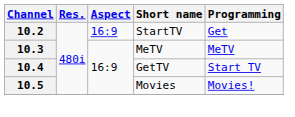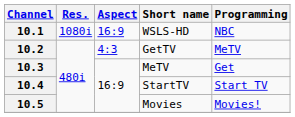+ row: (30, 31)
(104, 31) 16:9 -> (107, 49) 4:3
(159, 31) StartTV -> (159, 49) GetTV
(218, 31) Get -> (228, 49) MeTV
(221, 49) MeTV -> (224, 67) Get
(153, 67) GetTV -> (166, 85) StartTV
